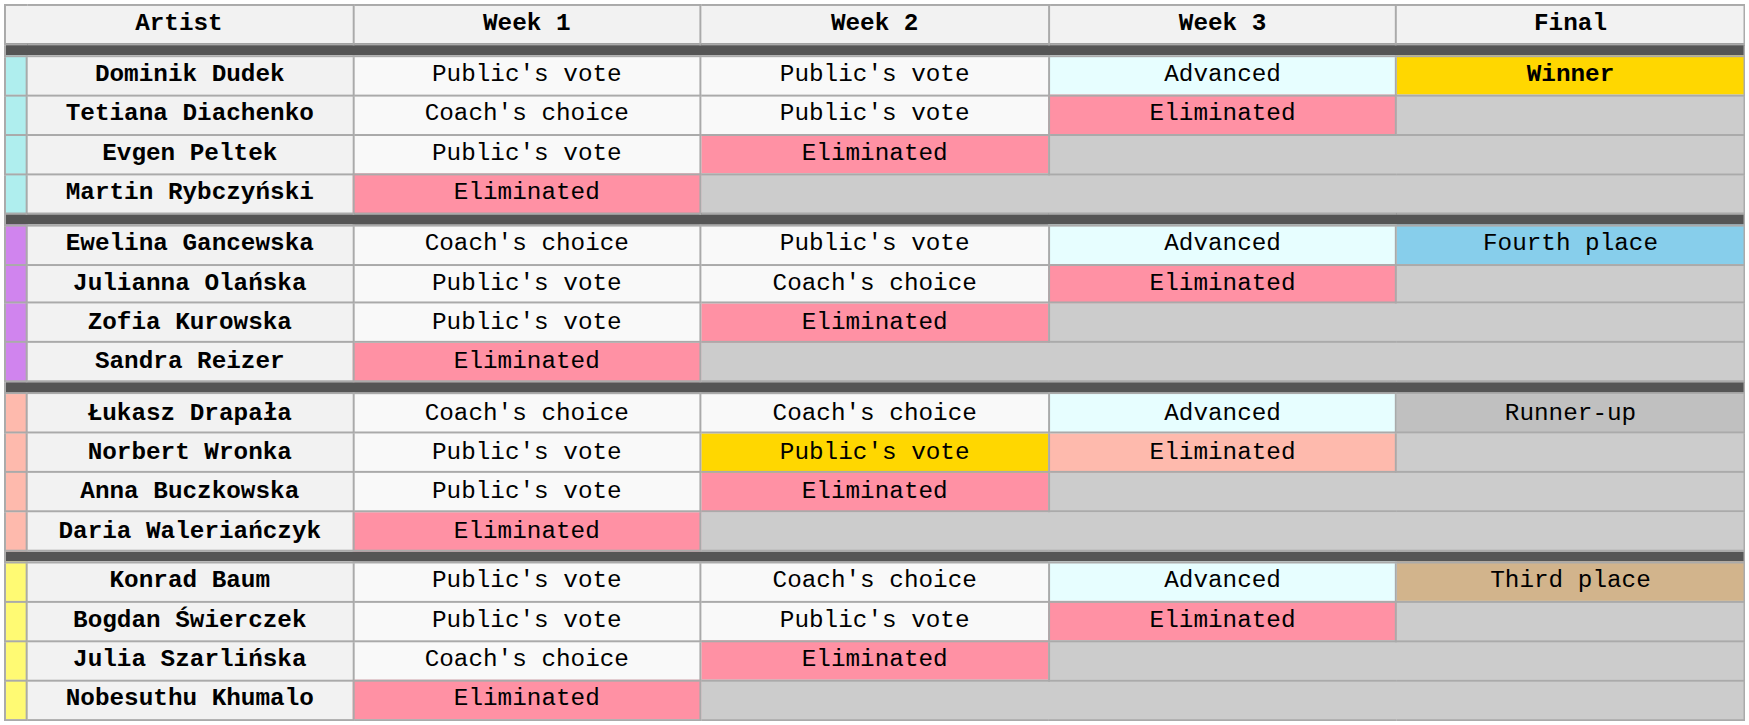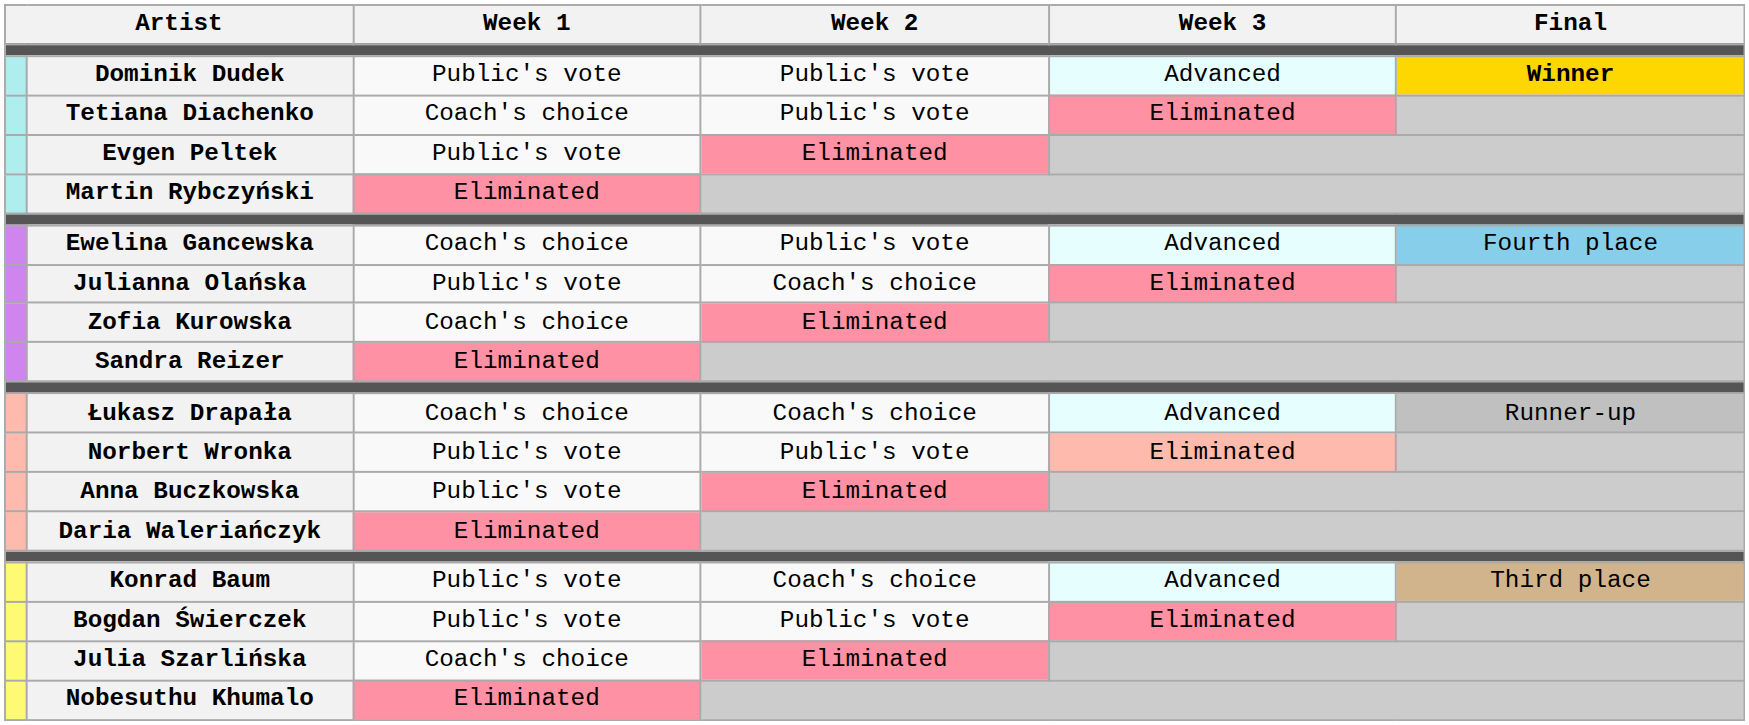(527, 323) Public's vote -> (527, 323) Coach's choice
(875, 453) gold background -> (875, 453) no background
